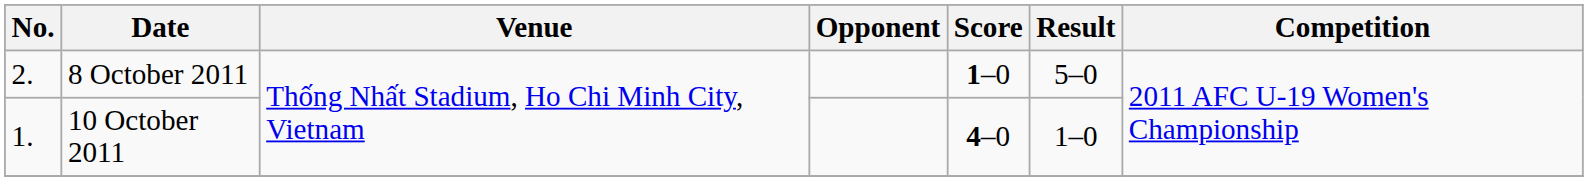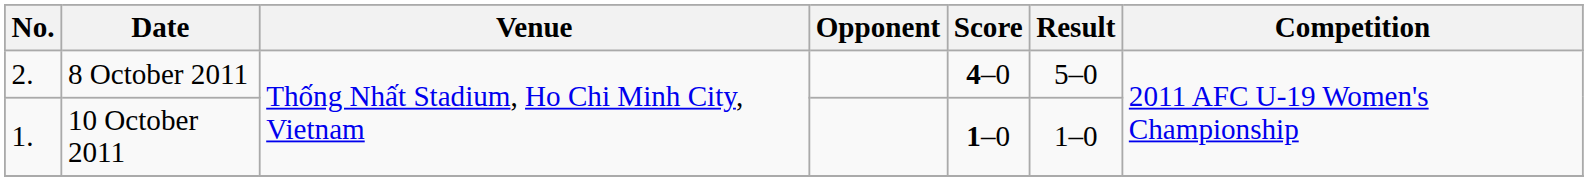(988, 73) 1–0 -> (988, 73) 4–0
(988, 136) 4–0 -> (988, 136) 1–0
